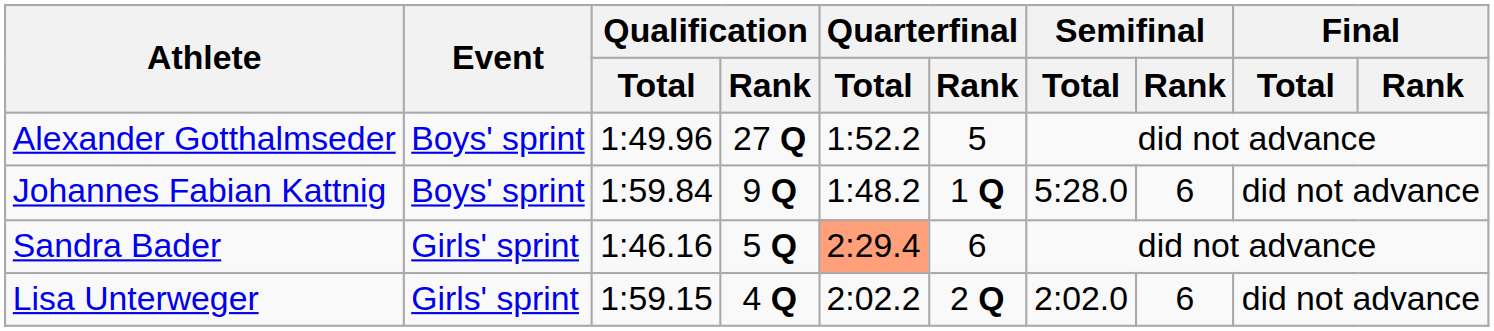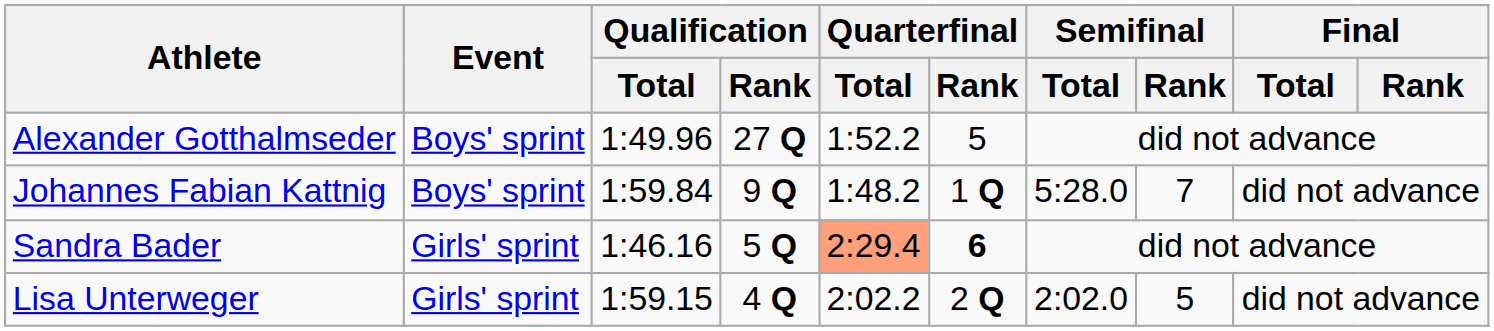(1185, 191) 6 -> (1185, 191) 7
(977, 245) normal -> (977, 245) bold
(1185, 298) 6 -> (1185, 298) 5
